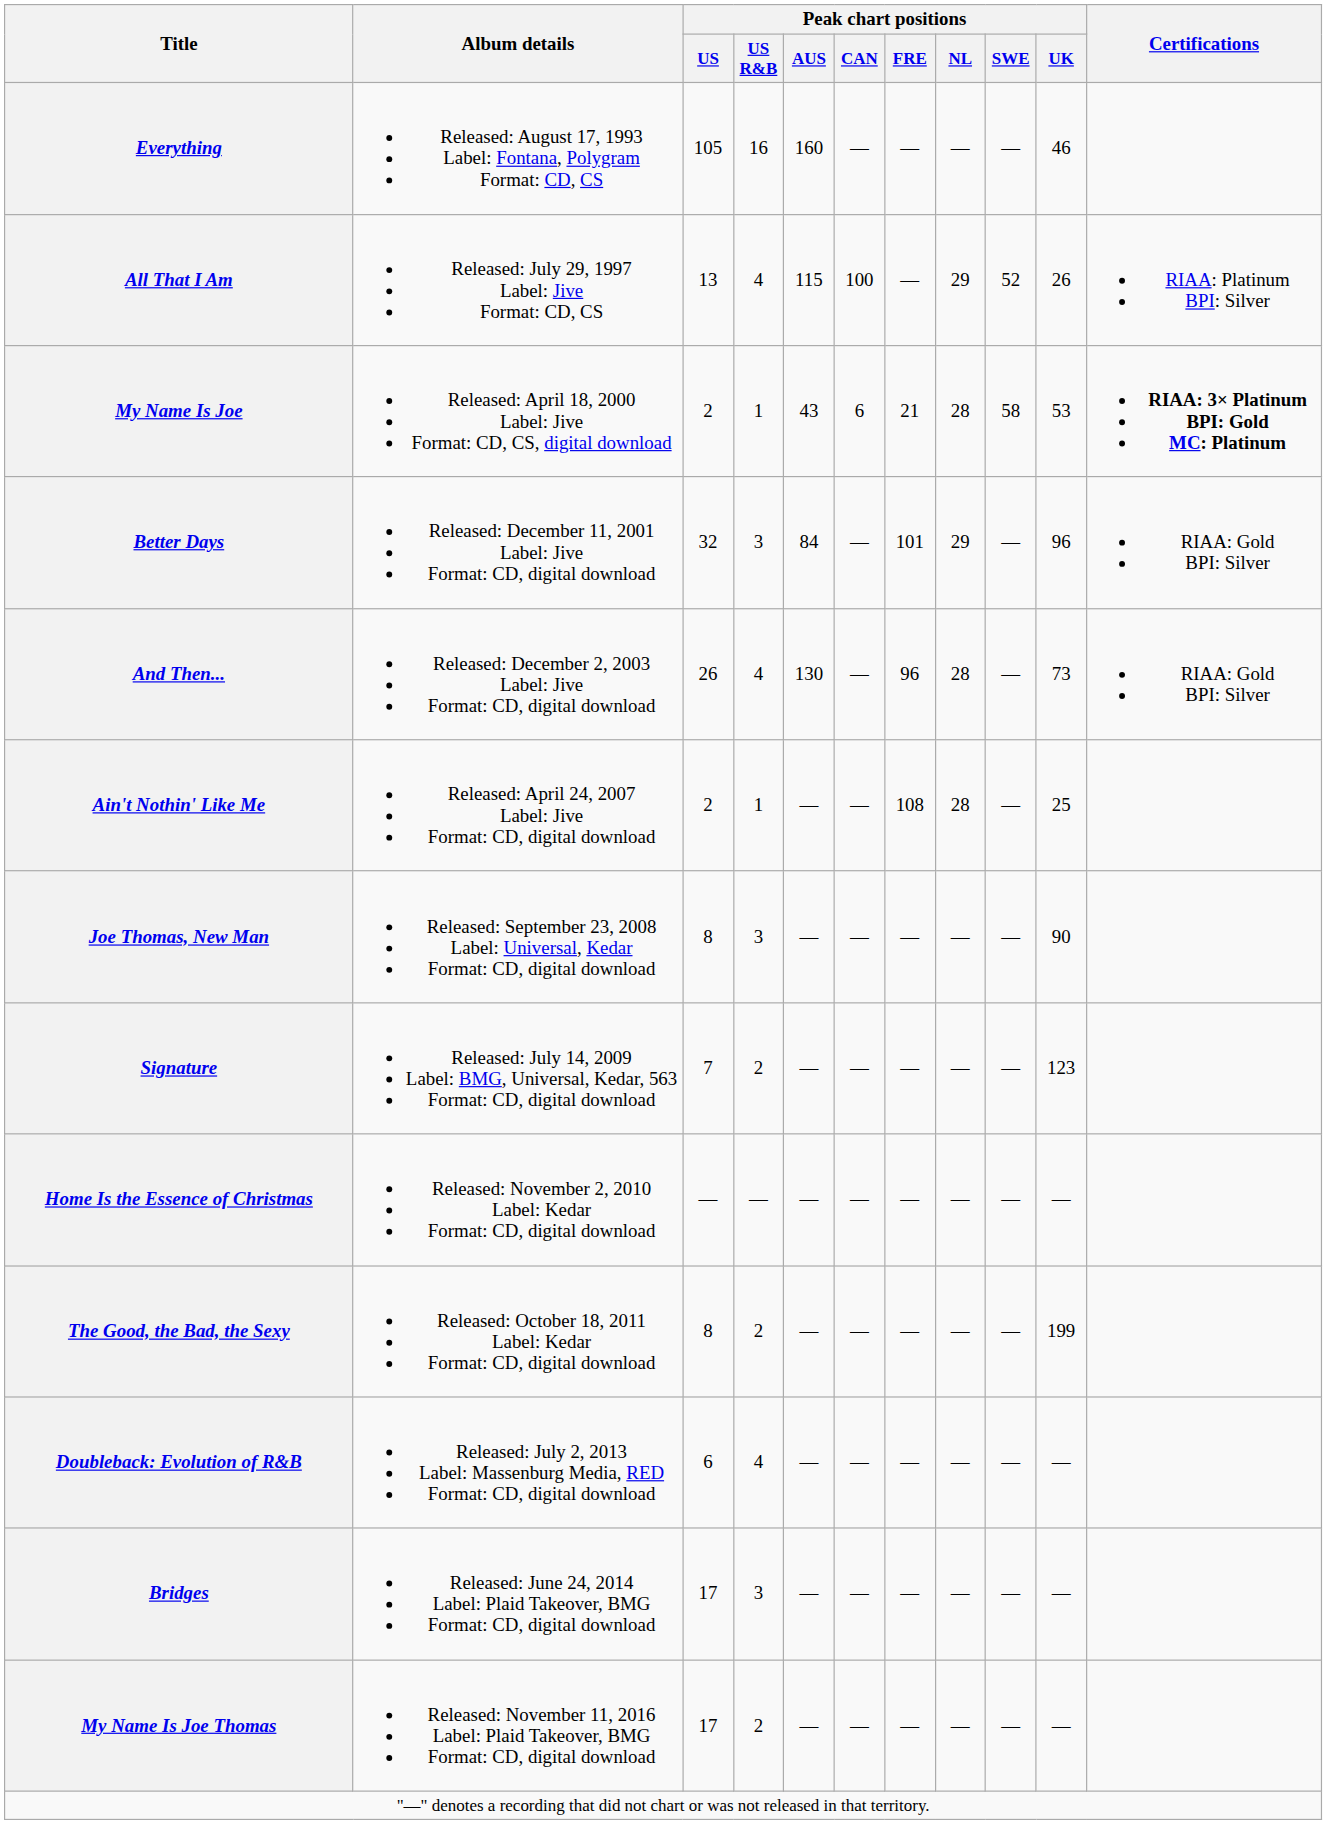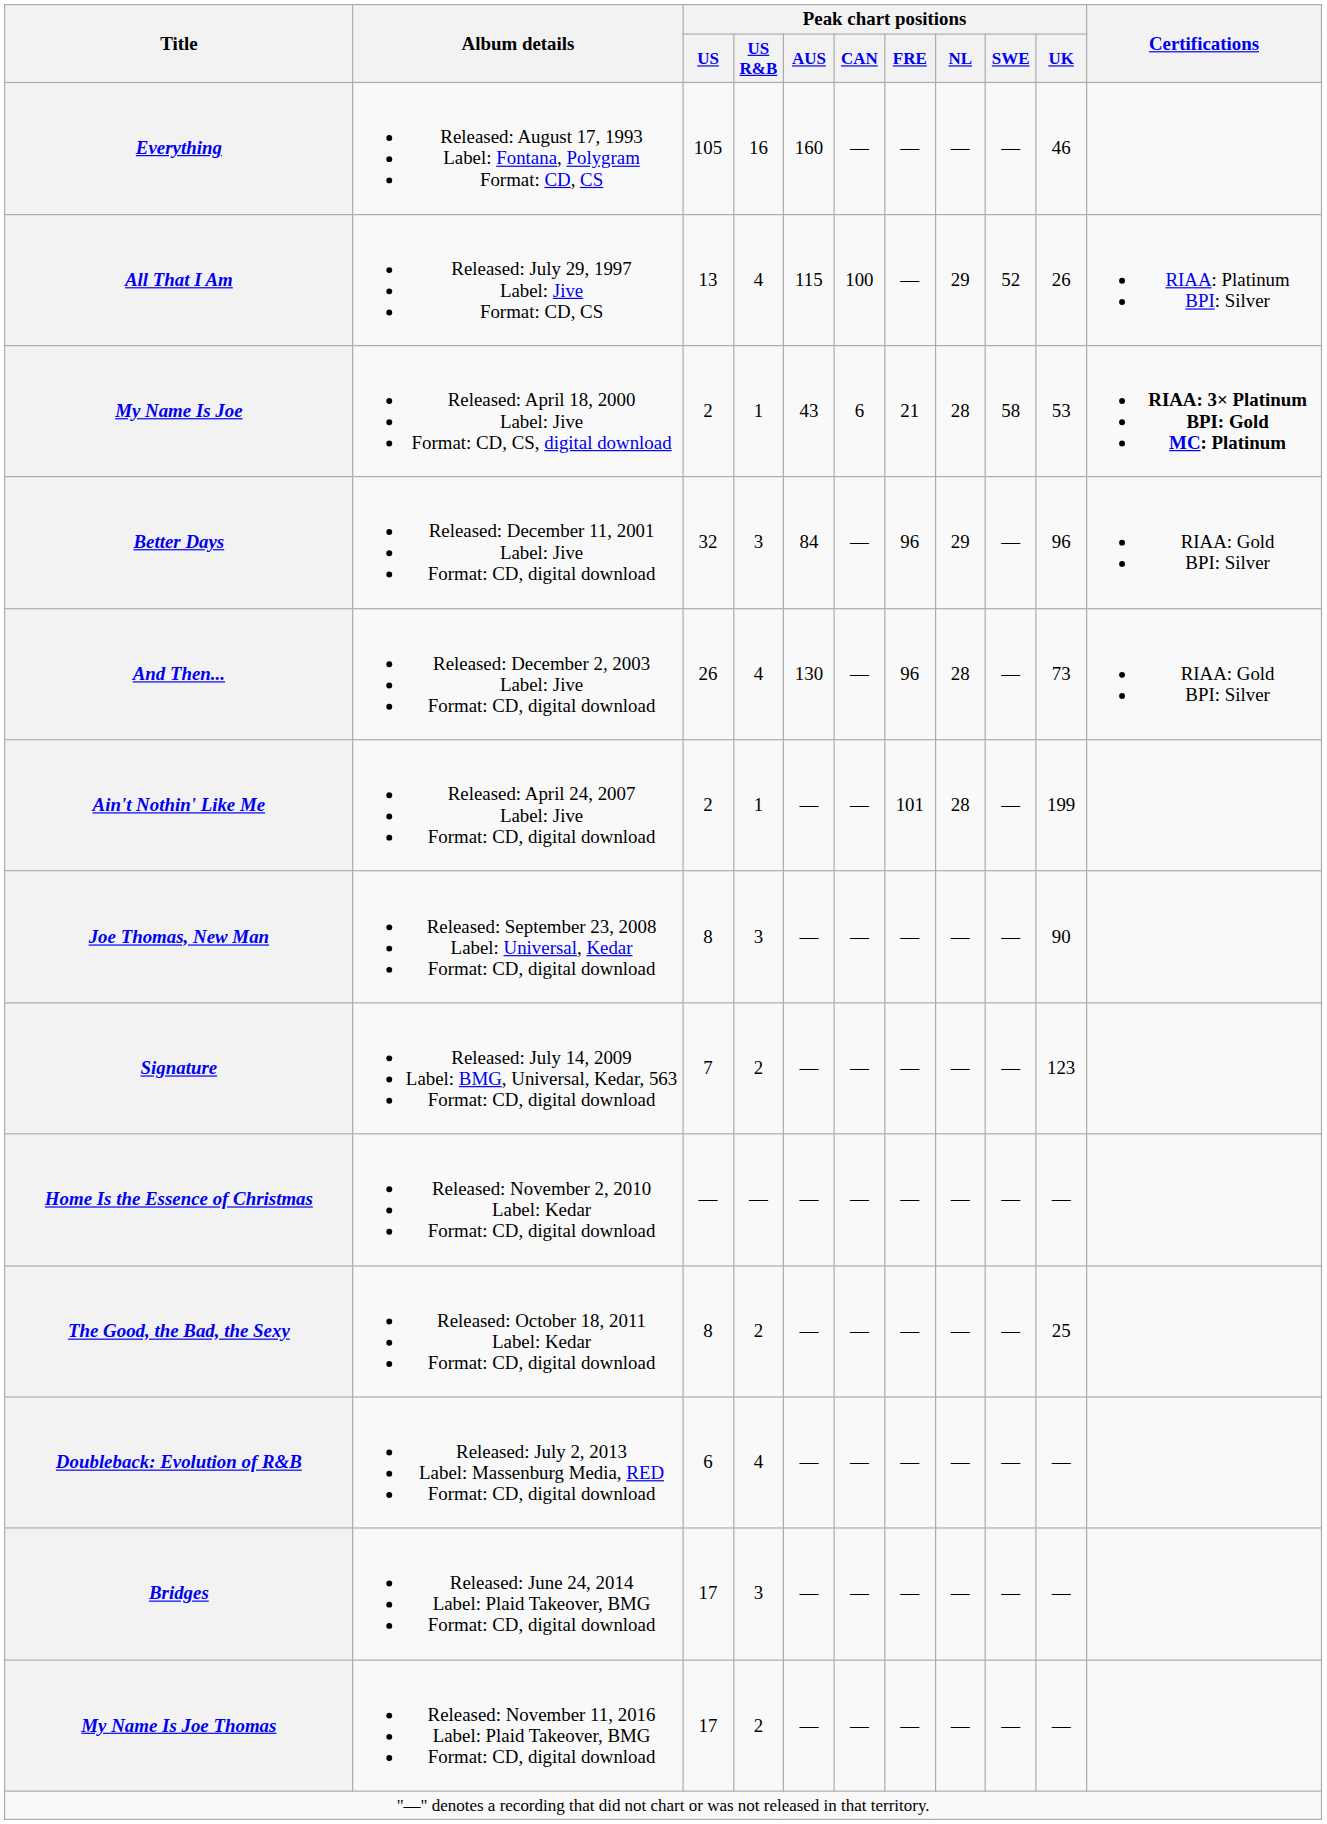(910, 542) 101 -> (910, 542) 96
(910, 805) 108 -> (910, 805) 101
(1061, 805) 25 -> (1061, 805) 199
(1061, 1331) 199 -> (1061, 1331) 25
